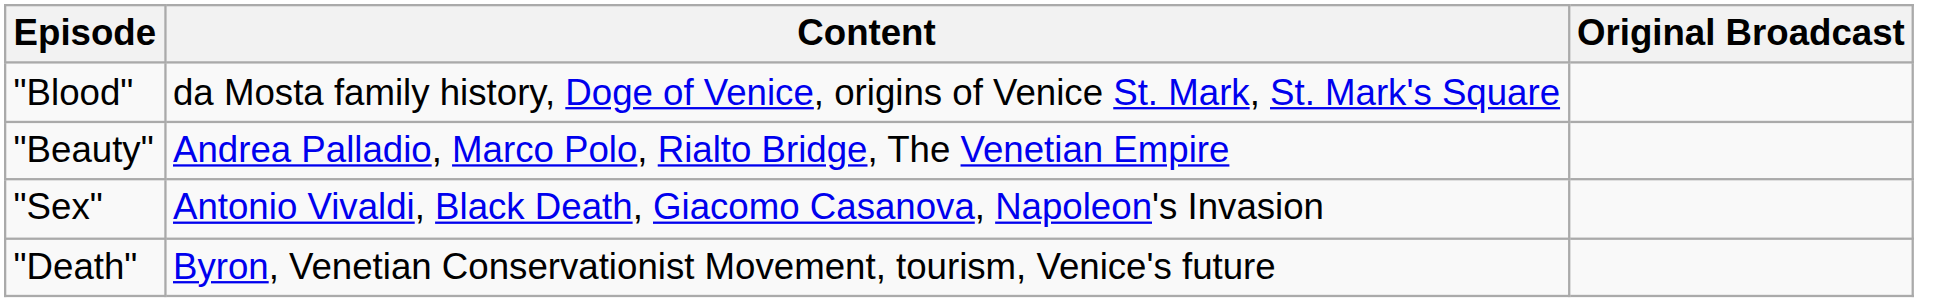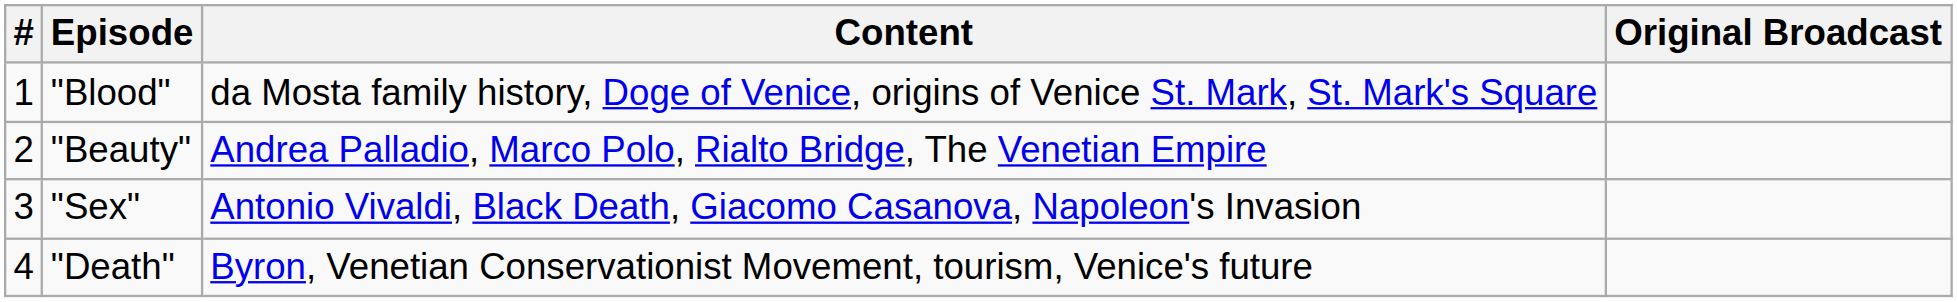+ column: (24, 33)
